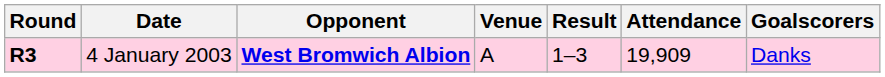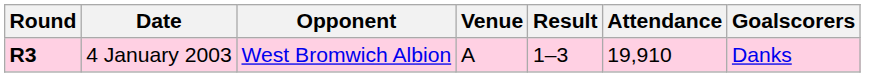(356, 54) bold -> (346, 54) normal
(659, 54) 19,909 -> (639, 54) 19,910
